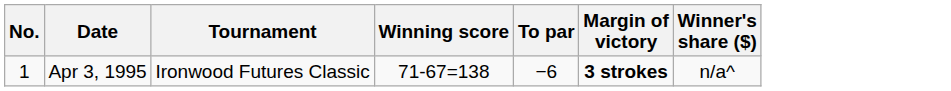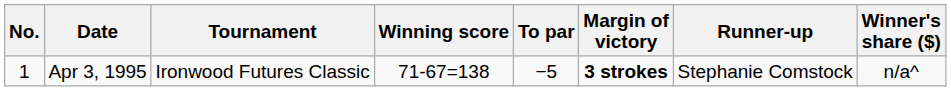+ column: (765, 30)
(546, 71) −6 -> (546, 71) −5
